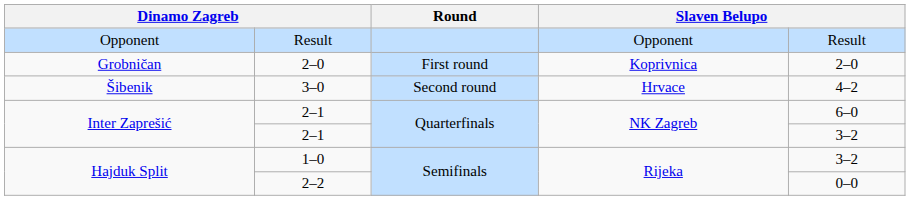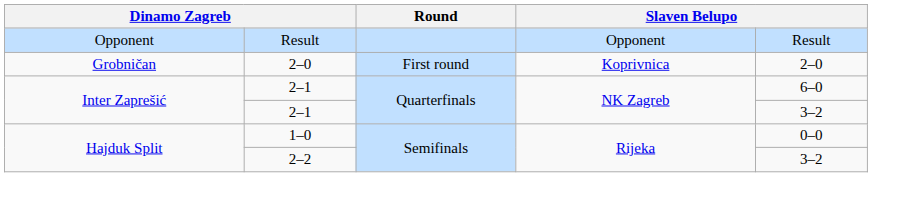- row: (130, 87)
(847, 159) 3–2 -> (811, 135) 0–0
(847, 183) 0–0 -> (811, 159) 3–2
